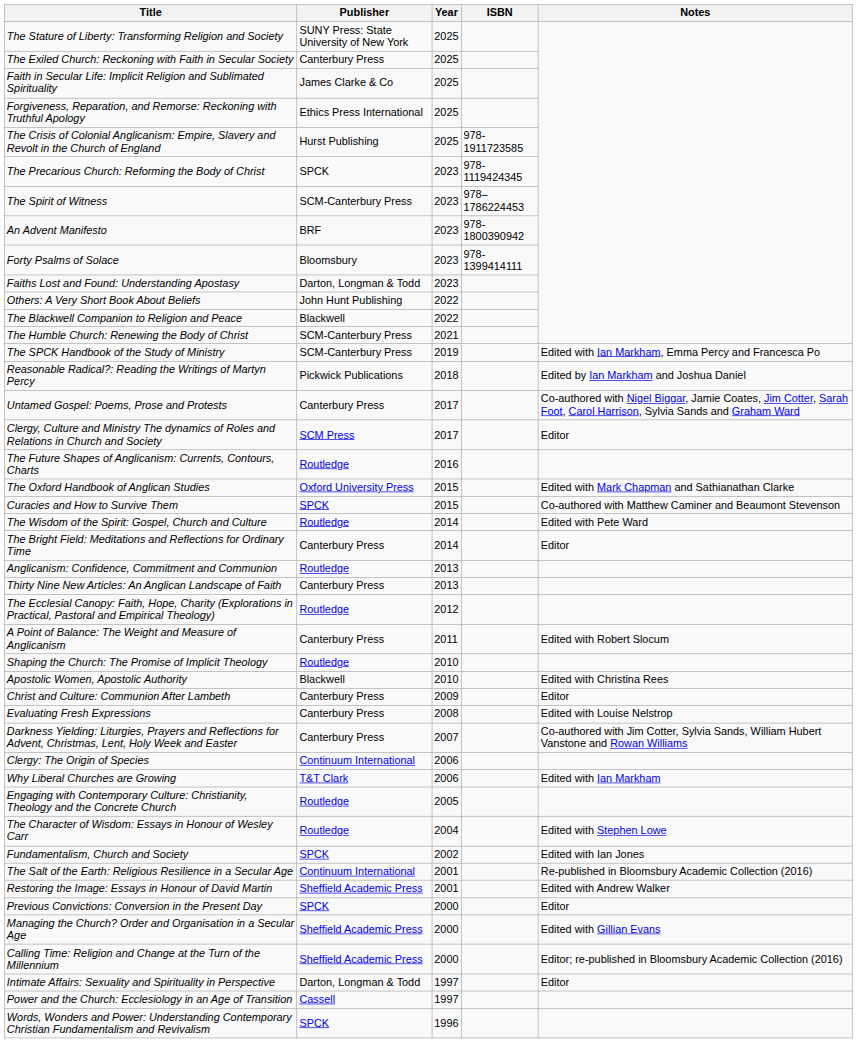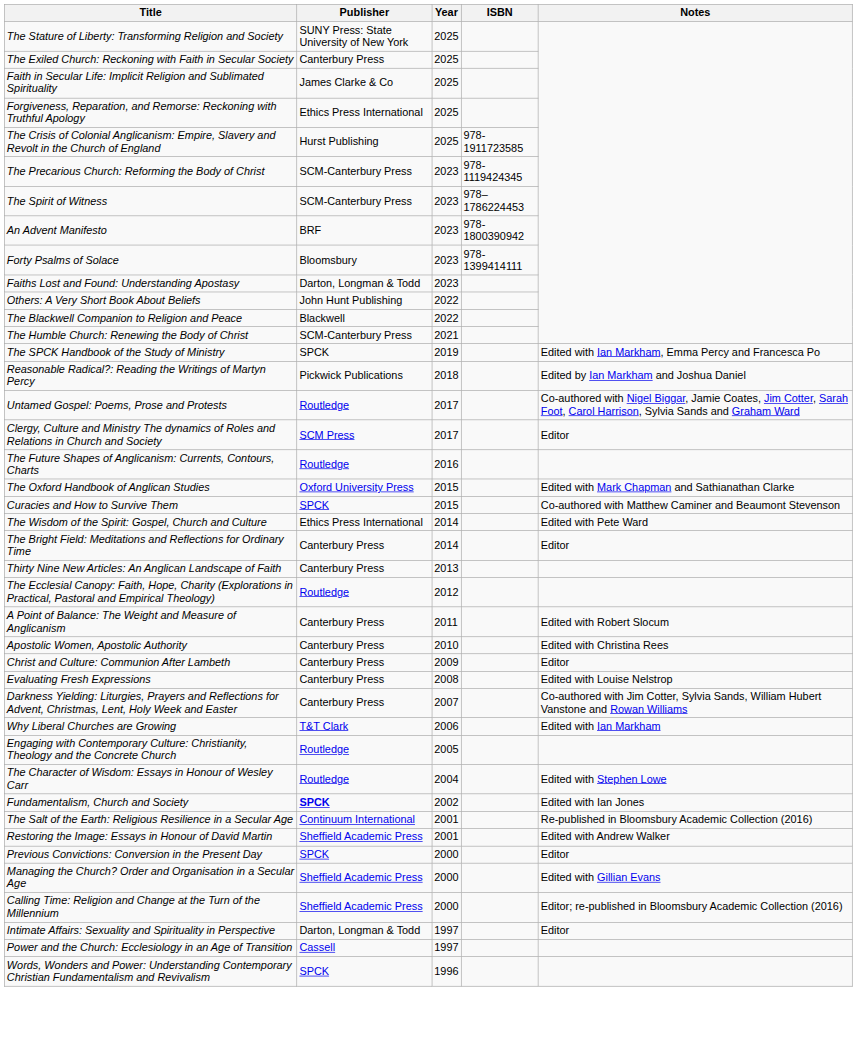(314, 171) SPCK -> (356, 171) SCM-Canterbury Press
(356, 352) SCM-Canterbury Press -> (314, 352) SPCK
(342, 405) Canterbury Press -> (324, 405) Routledge
(324, 522) Routledge -> (361, 522) Ethics Press International
- row: (142, 569)
- row: (137, 662)
(322, 679) Blackwell -> (342, 645) Canterbury Press
- row: (78, 761)
(314, 854) normal -> (315, 802) bold
